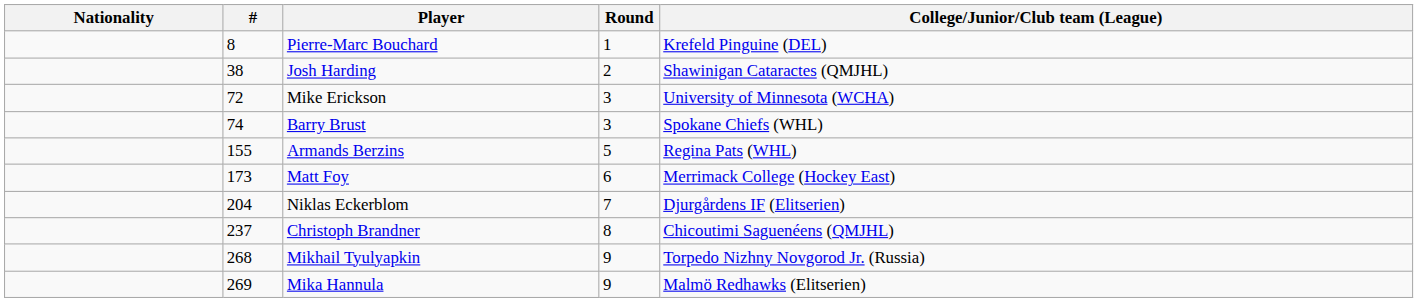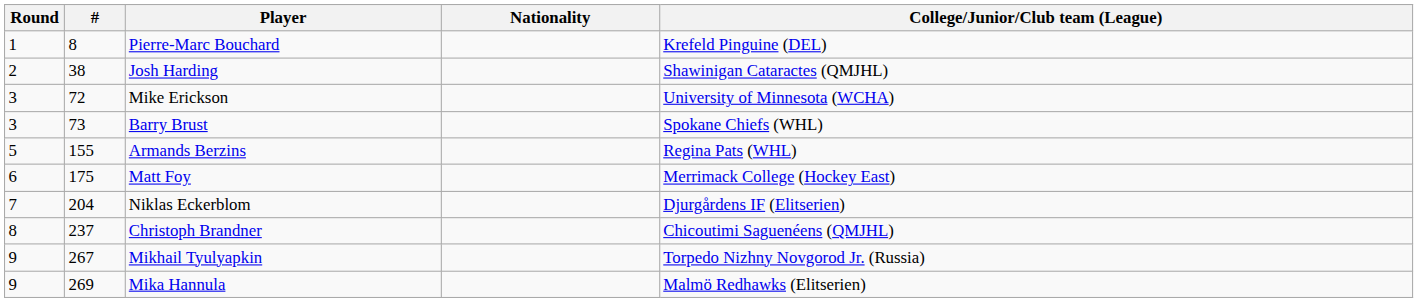columns swapped: (629, 17) <-> (114, 17)
(235, 124) 74 -> (77, 124) 73
(239, 177) 173 -> (81, 177) 175
(239, 257) 268 -> (81, 257) 267
